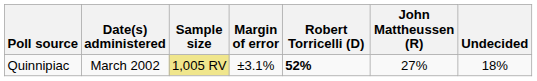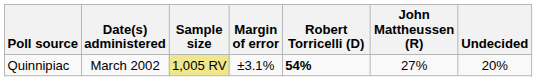(298, 65) 52% -> (298, 65) 54%
(495, 65) 18% -> (495, 65) 20%
